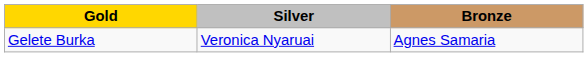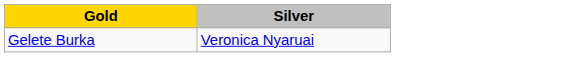- column: (487, 16)
